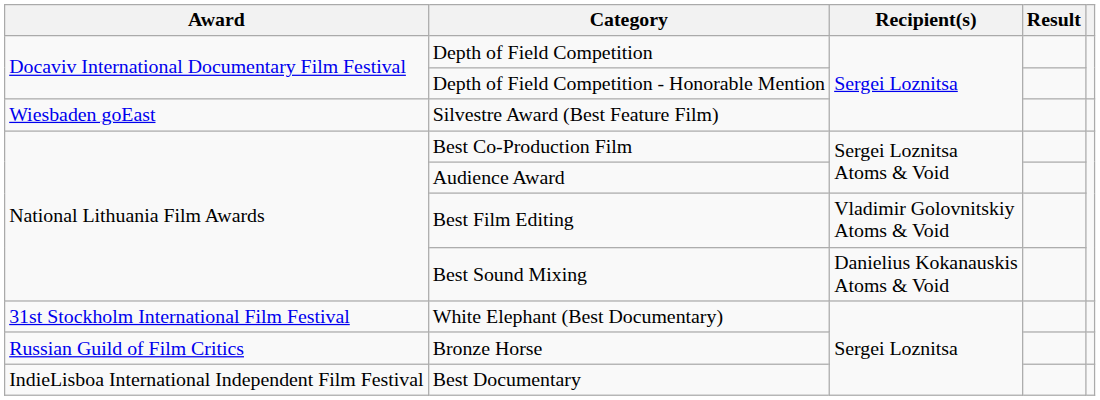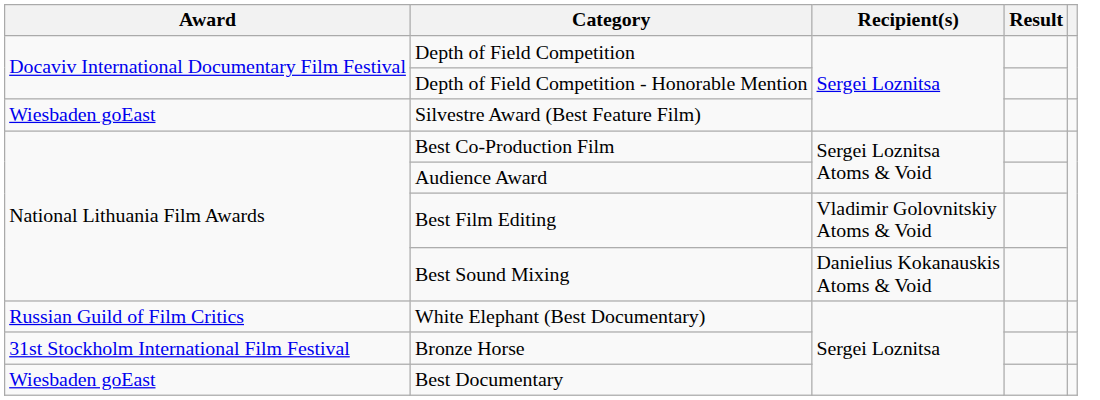(179, 316) 31st Stockholm International Film Festival -> (127, 316) Russian Guild of Film Critics
(127, 348) Russian Guild of Film Critics -> (179, 348) 31st Stockholm International Film Festival
(216, 379) IndieLisboa International Independent Film Festival -> (82, 379) Wiesbaden goEast
